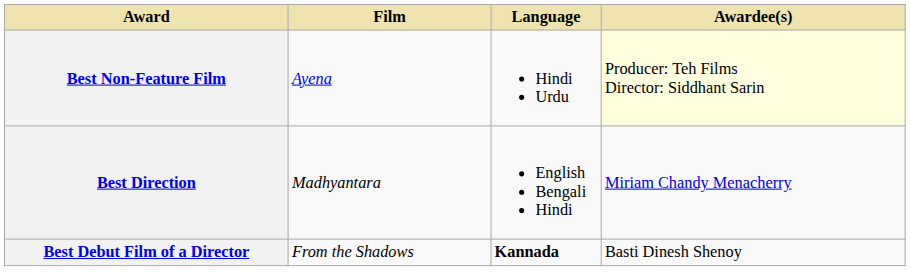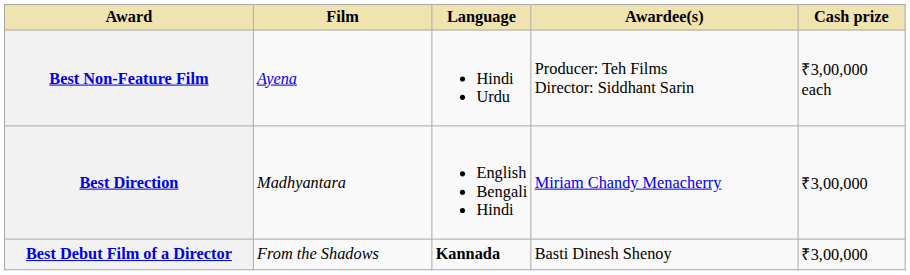+ column: (851, 17)
(685, 78) lightyellow background -> (614, 78) no background
